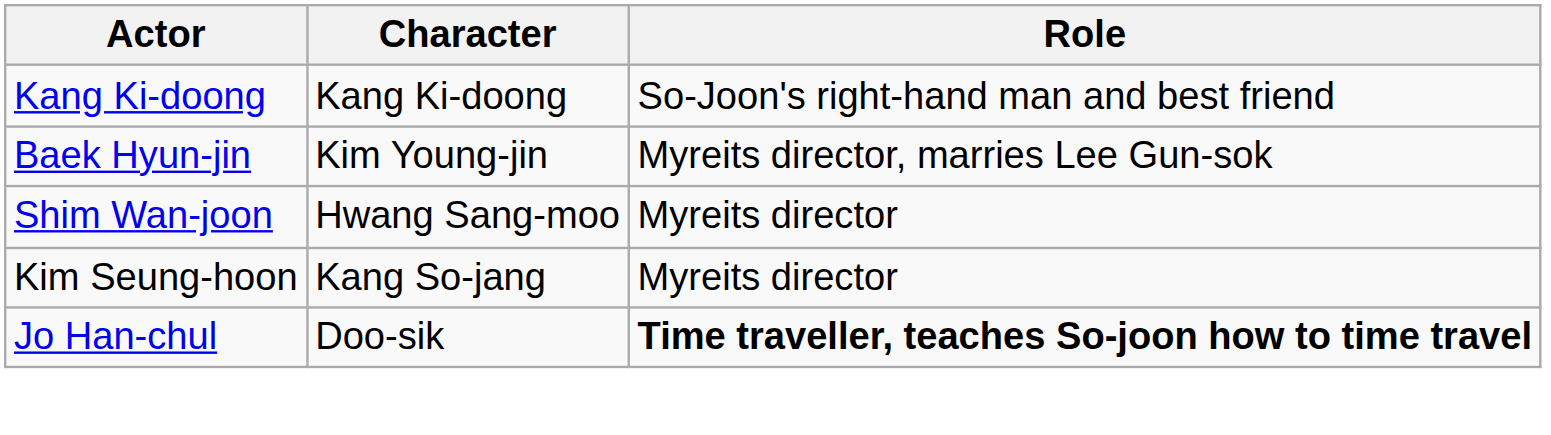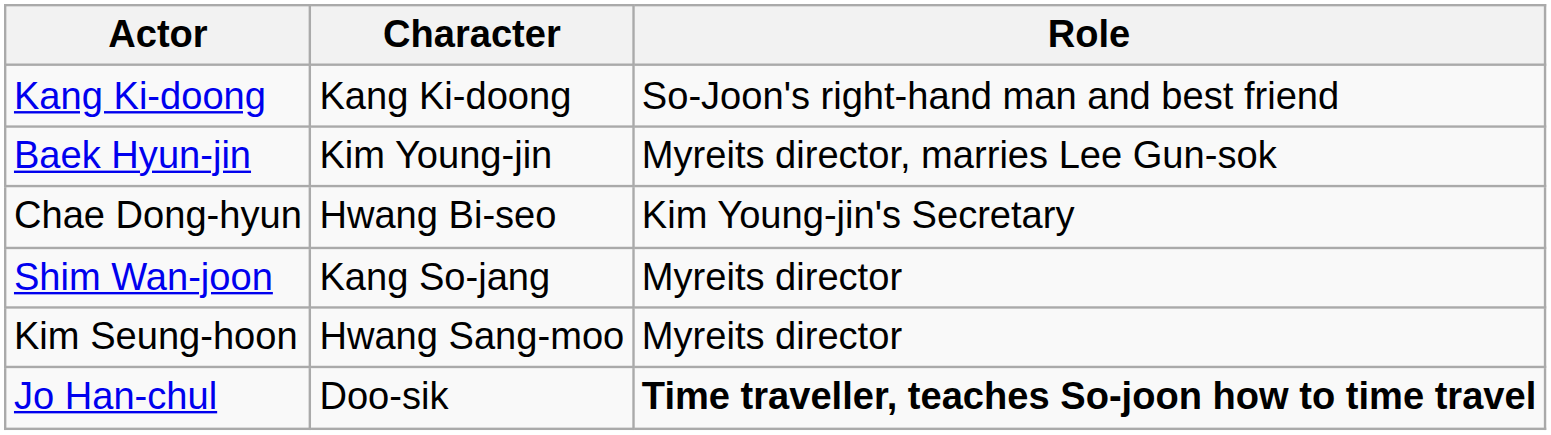+ row: (158, 215)
(468, 215) Hwang Sang-moo -> (435, 276) Kang So-jang
(431, 276) Kang So-jang -> (472, 336) Hwang Sang-moo
